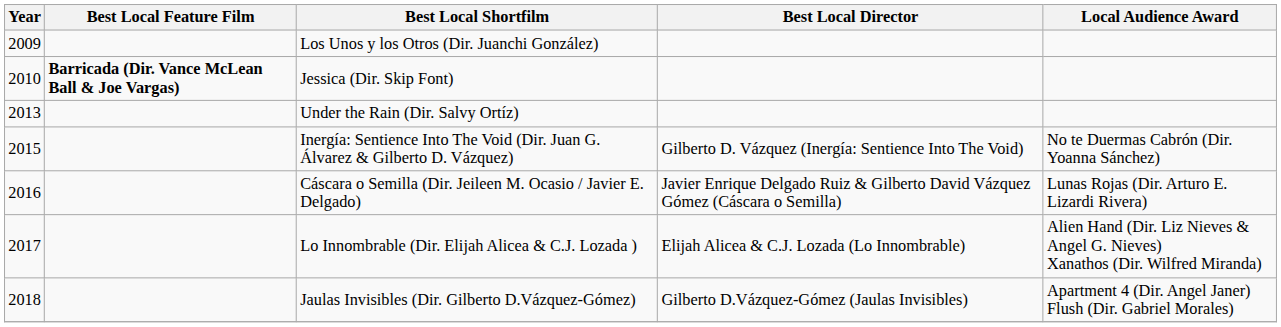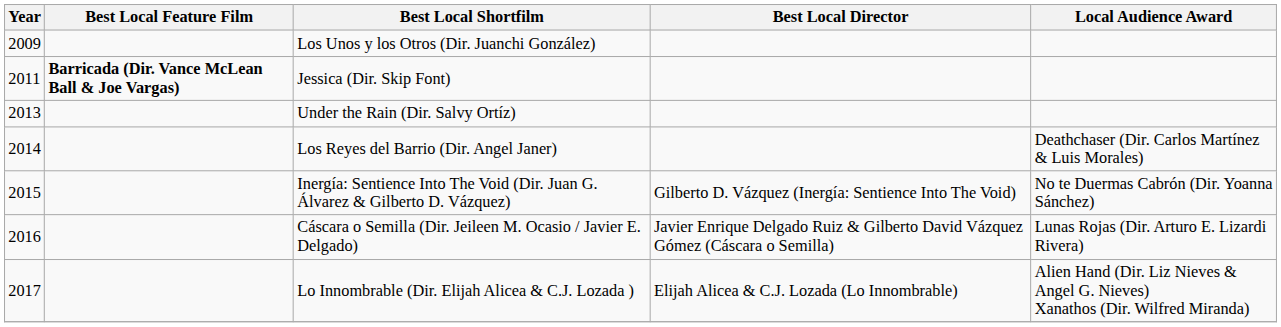(25, 78) 2010 -> (24, 78) 2011
+ row: (427, 148)
- row: (468, 299)
